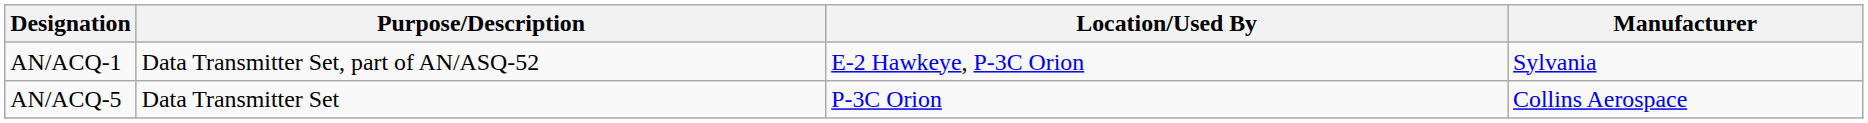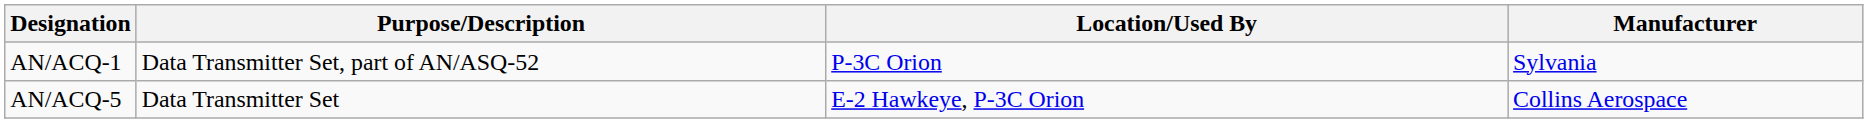(958, 61) E-2 Hawkeye, P-3C Orion -> (887, 61) P-3C Orion
(887, 99) P-3C Orion -> (958, 99) E-2 Hawkeye, P-3C Orion
